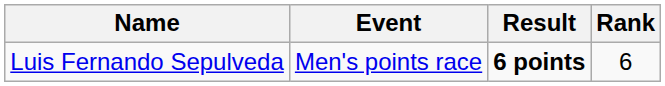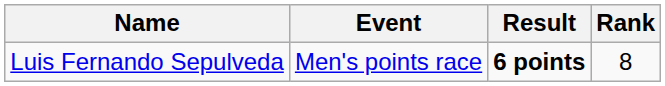(626, 61) 6 -> (626, 61) 8
